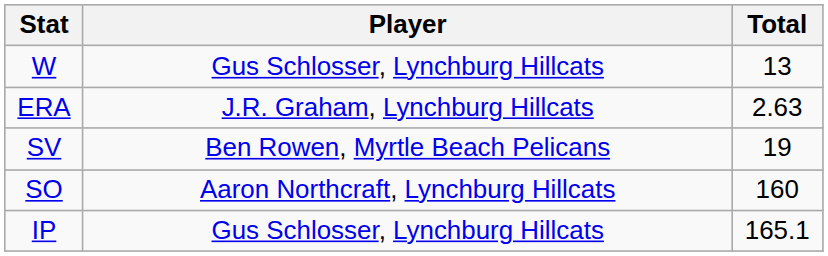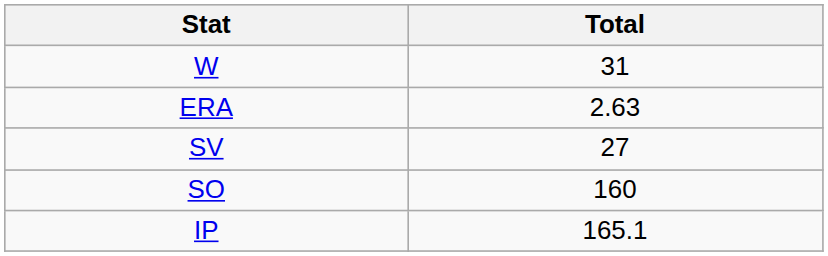- column: (408, 25)
(777, 66) 13 -> (615, 66) 31
(777, 148) 19 -> (615, 148) 27
